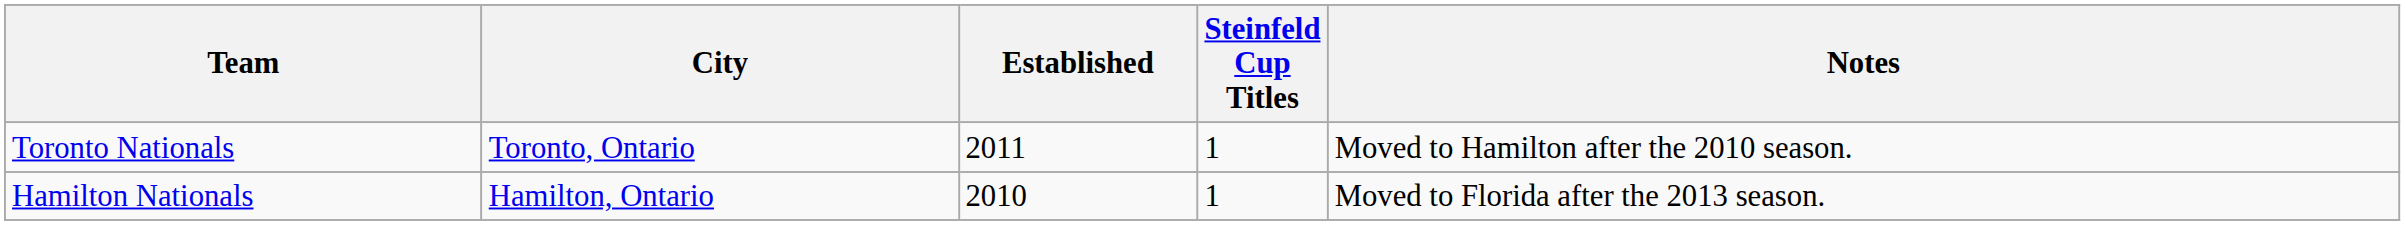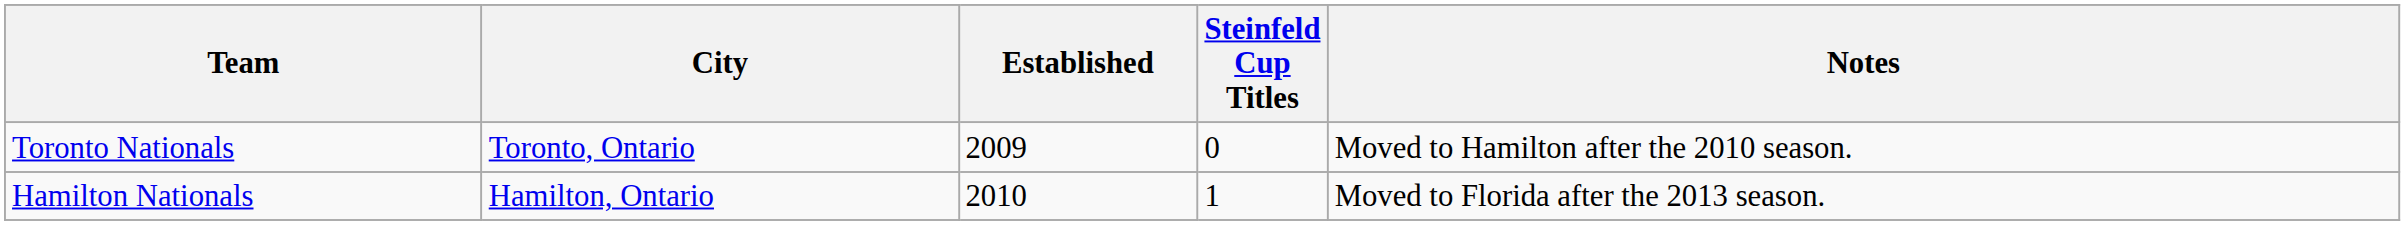(996, 146) 2011 -> (996, 146) 2009
(1212, 146) 1 -> (1212, 146) 0
